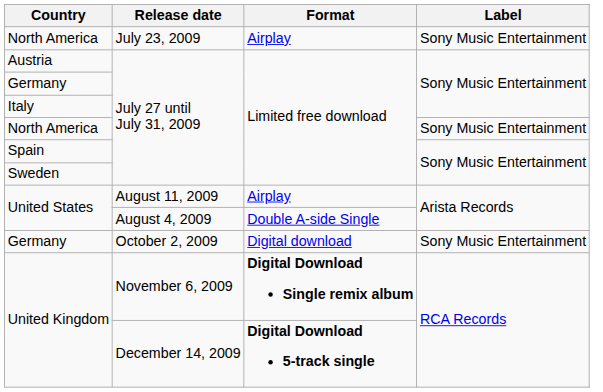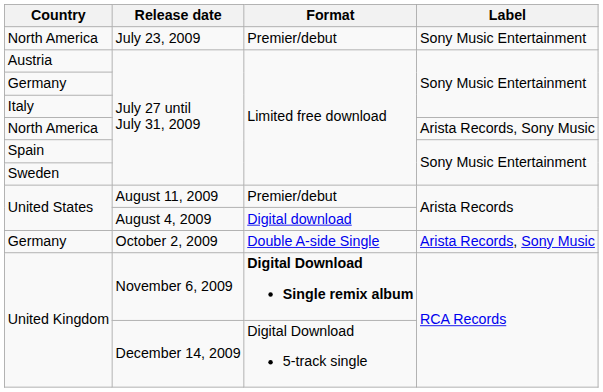(269, 38) Airplay -> (292, 38) Premier/debut
(503, 128) Sony Music Entertainment -> (507, 128) Arista Records, Sony Music
(269, 196) Airplay -> (292, 196) Premier/debut
(313, 219) Double A-side Single -> (299, 219) Digital download
(299, 241) Digital download -> (313, 241) Double A-side Single
(503, 241) Sony Music Entertainment -> (507, 241) Arista Records, Sony Music
(330, 346) bold -> (330, 346) normal
